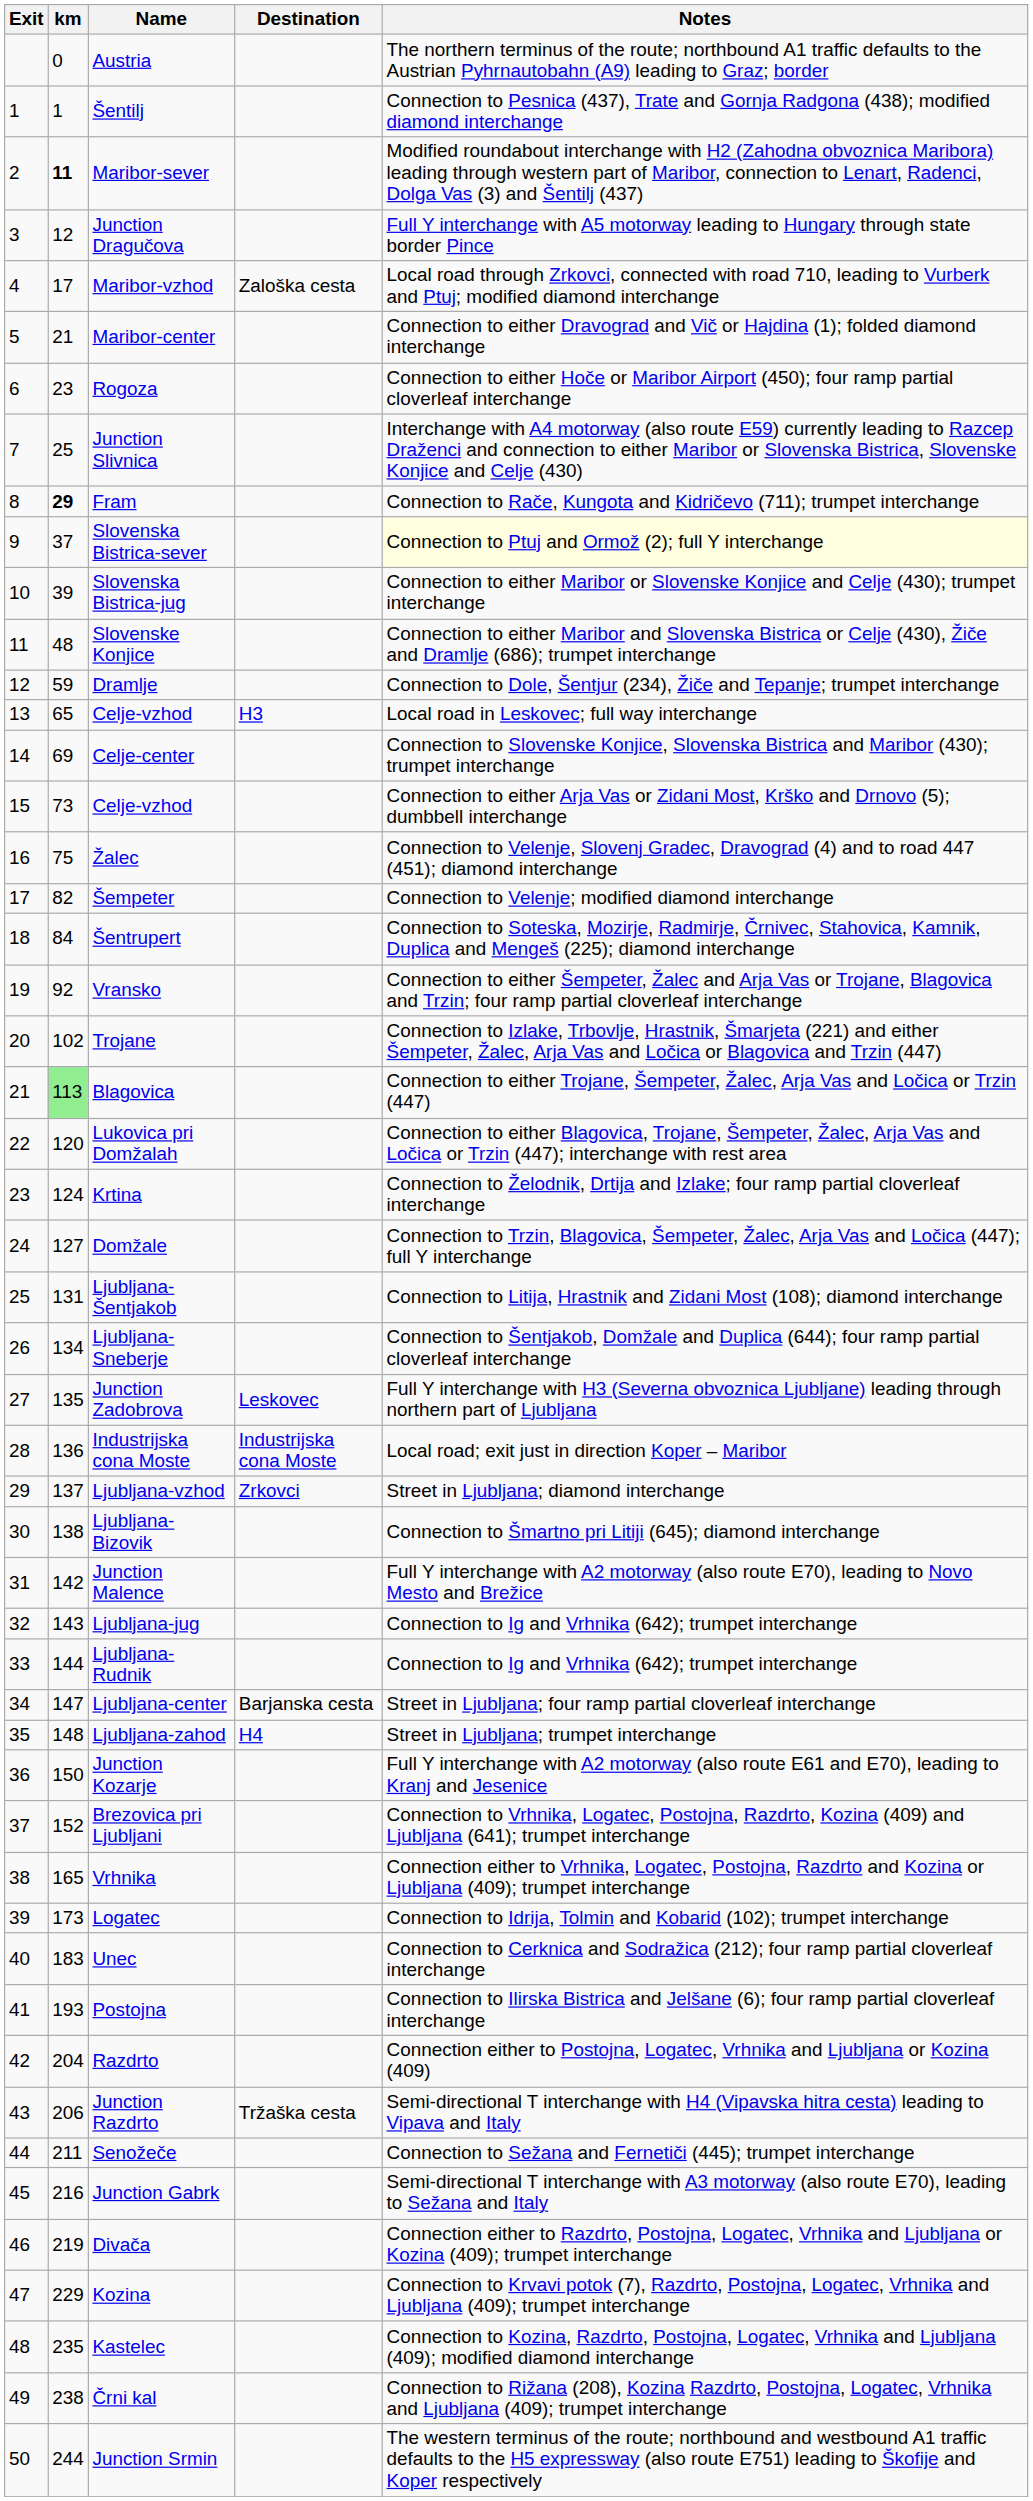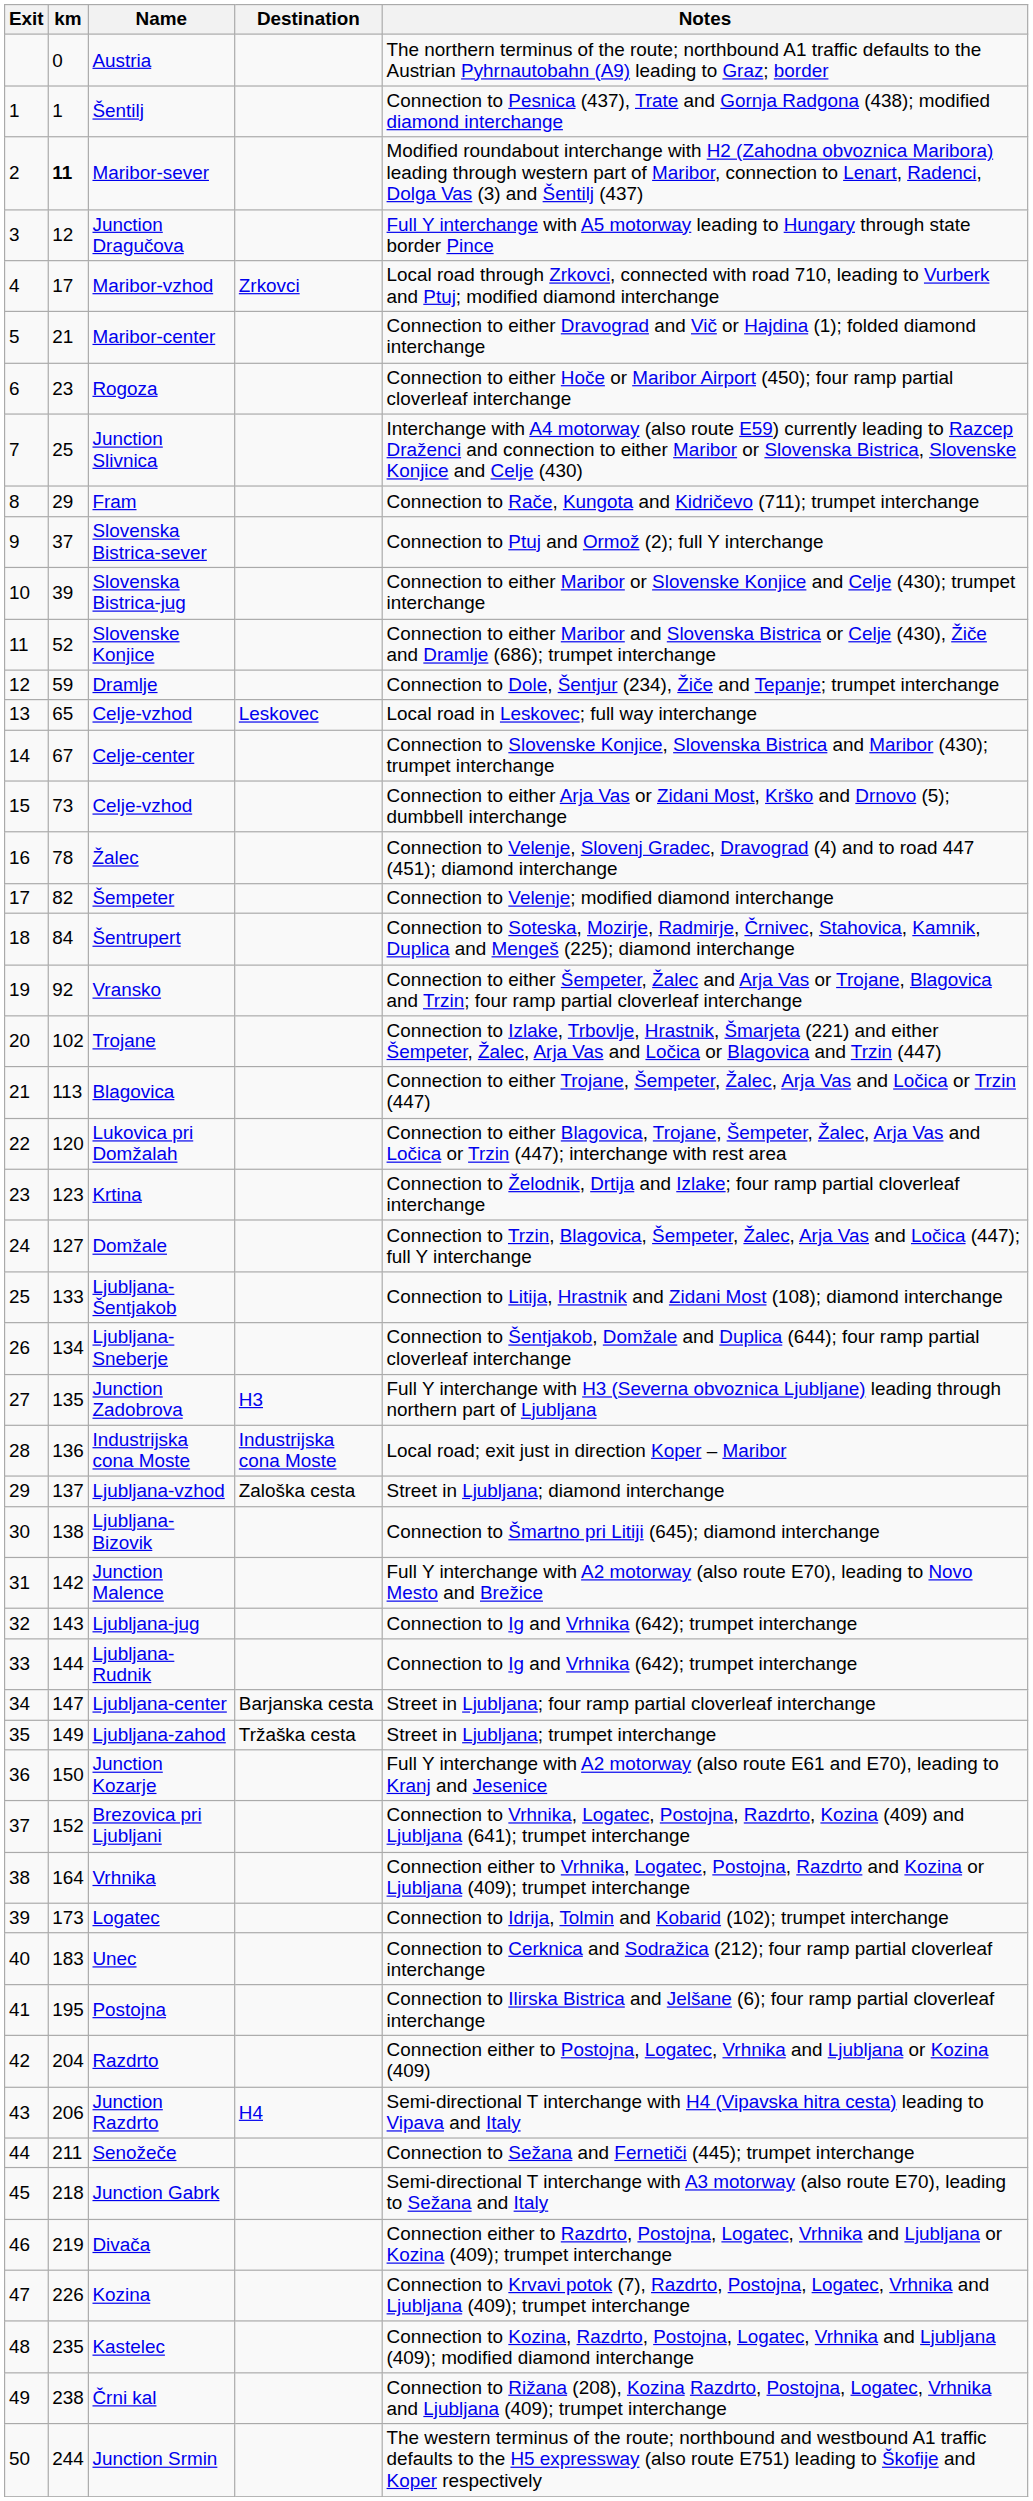(297, 286) Zaloška cesta -> (269, 286) Zrkovci
(63, 501) bold -> (63, 501) normal
(605, 541) lightyellow background -> (605, 541) no background
(63, 644) 48 -> (63, 644) 52
(251, 714) H3 -> (279, 714) Leskovec
(63, 755) 69 -> (63, 755) 67
(63, 857) 75 -> (63, 857) 78
(67, 1092) lightgreen background -> (67, 1092) no background
(68, 1194) 124 -> (68, 1194) 123
(68, 1297) 131 -> (68, 1297) 133
(279, 1399) Leskovec -> (251, 1399) H3
(269, 1491) Zrkovci -> (297, 1491) Zaloška cesta
(68, 1734) 148 -> (68, 1734) 149
(251, 1734) H4 -> (297, 1734) Tržaška cesta
(68, 1877) 165 -> (68, 1877) 164
(68, 2009) 193 -> (68, 2009) 195
(297, 2112) Tržaška cesta -> (251, 2112) H4
(68, 2193) 216 -> (68, 2193) 218
(68, 2295) 229 -> (68, 2295) 226
